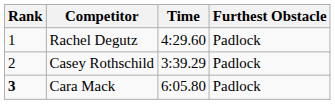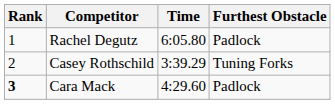(183, 39) 4:29.60 -> (183, 39) 6:05.80
(237, 63) Padlock -> (253, 63) Tuning Forks
(183, 87) 6:05.80 -> (183, 87) 4:29.60
